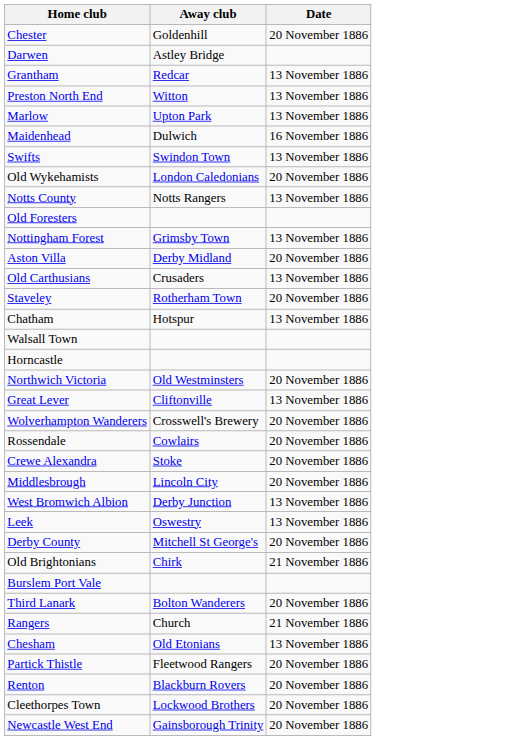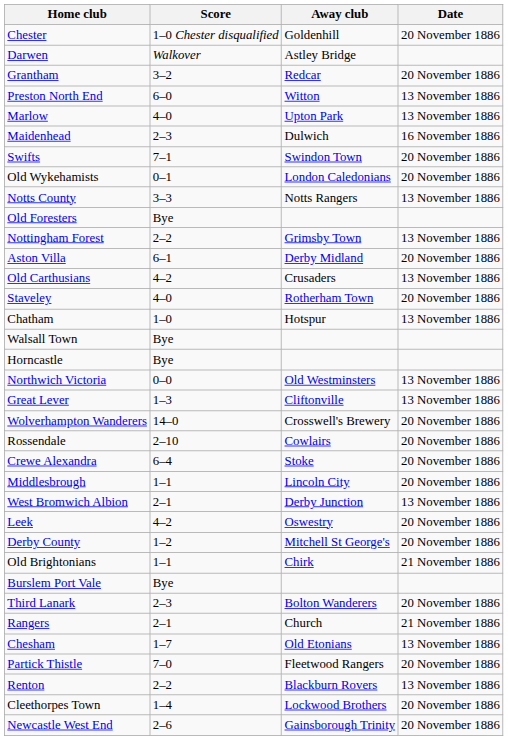+ column: (216, 14)
(319, 75) 13 November 1886 -> (450, 75) 20 November 1886
(319, 156) 13 November 1886 -> (450, 156) 20 November 1886
(319, 380) 20 November 1886 -> (450, 380) 13 November 1886
(319, 522) 13 November 1886 -> (450, 522) 20 November 1886
(319, 684) 20 November 1886 -> (450, 684) 13 November 1886
